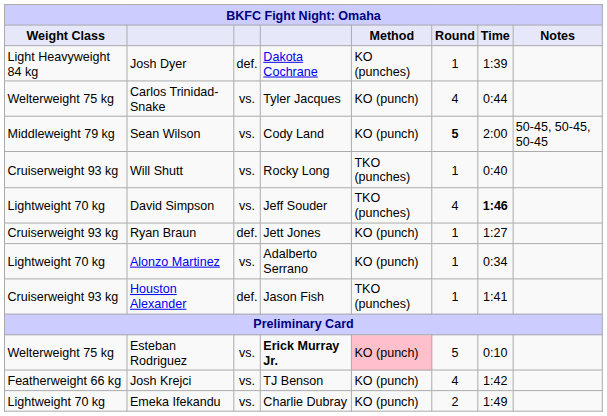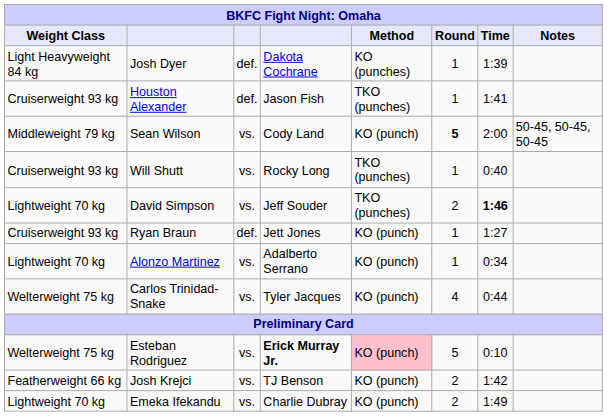rows swapped: (158, 296) <-> (174, 99)
(455, 205) 4 -> (455, 205) 2
(455, 380) 4 -> (455, 380) 2
